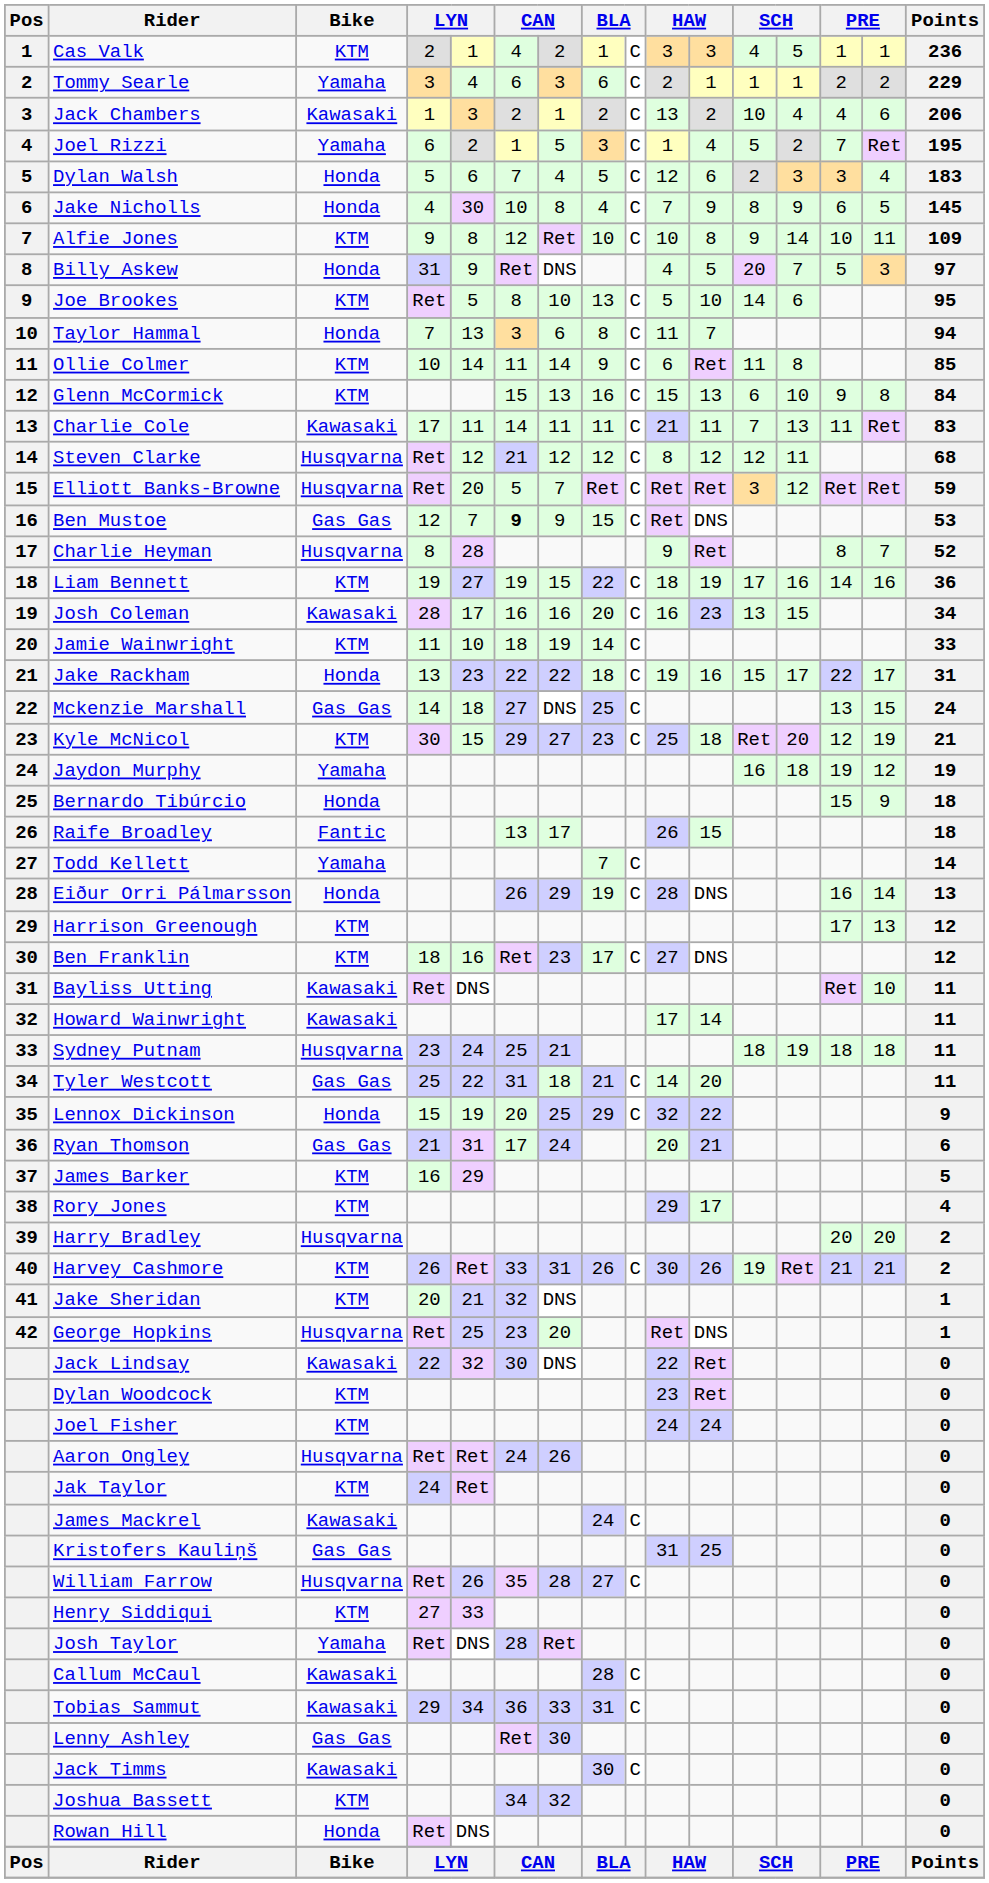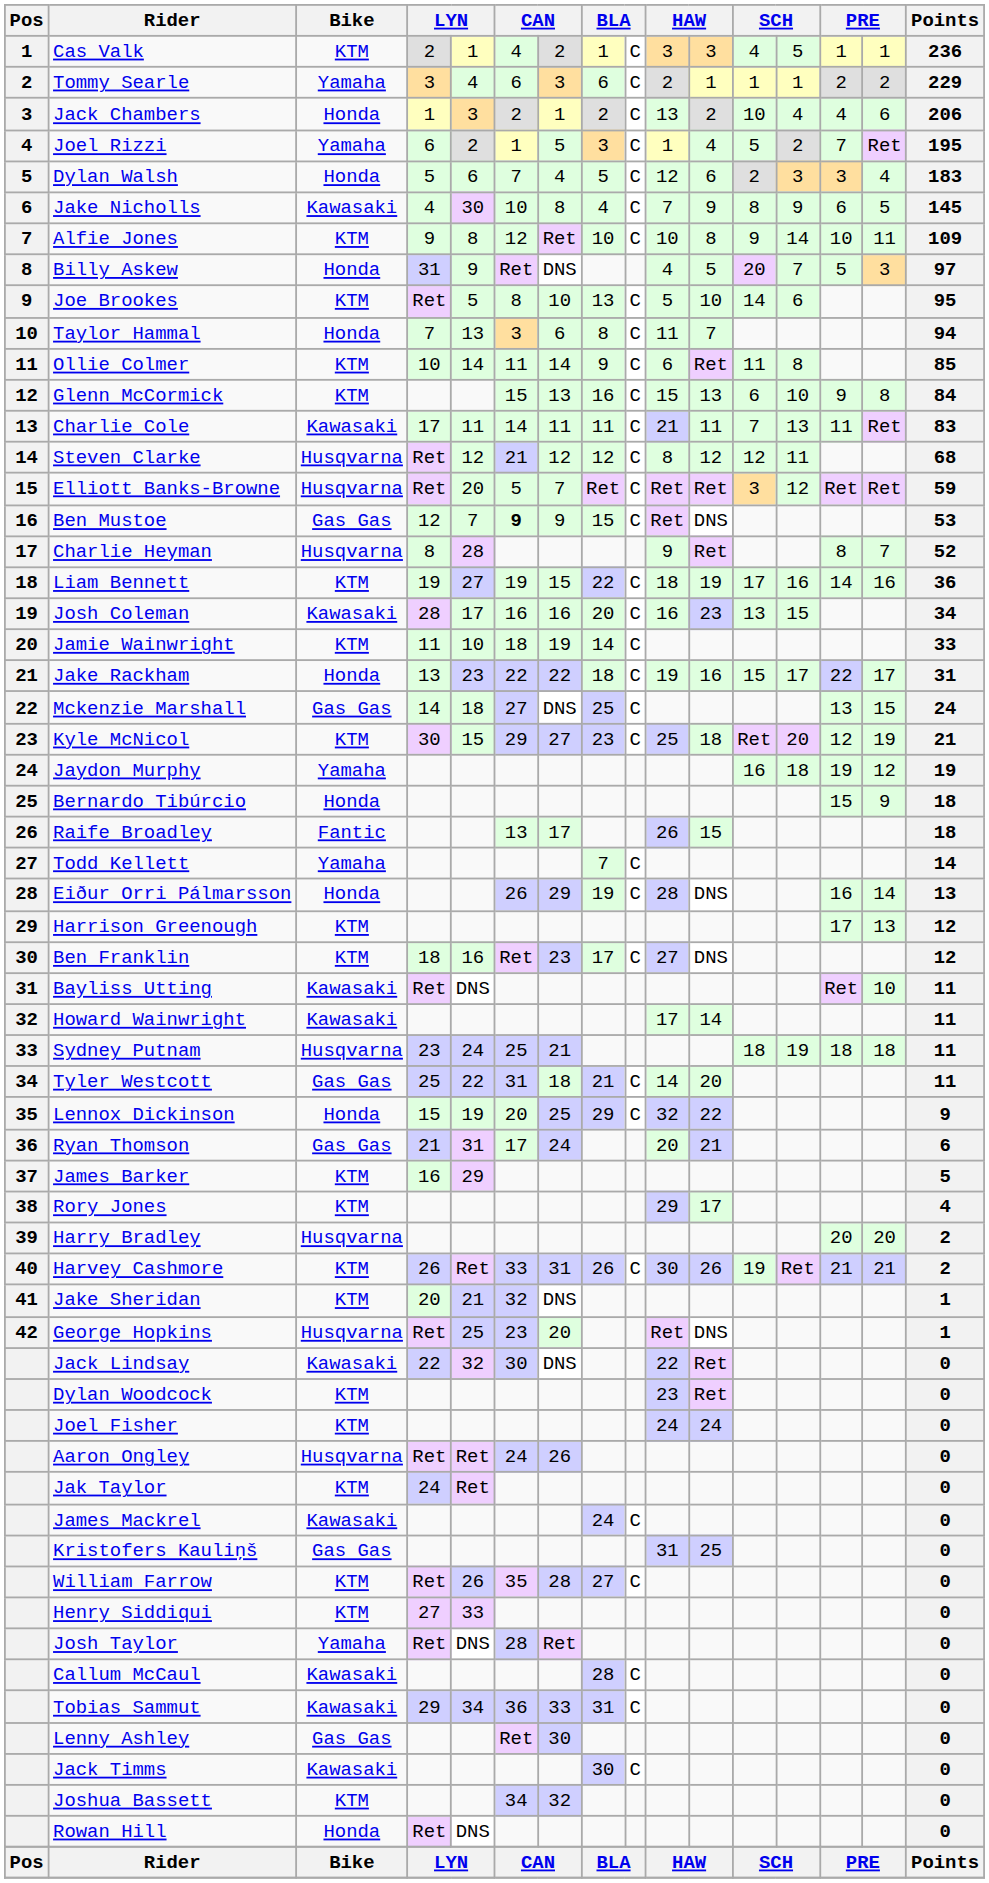(352, 115) Kawasaki -> (352, 115) Honda
(352, 208) Honda -> (352, 208) Kawasaki
(352, 1582) Husqvarna -> (352, 1582) KTM
